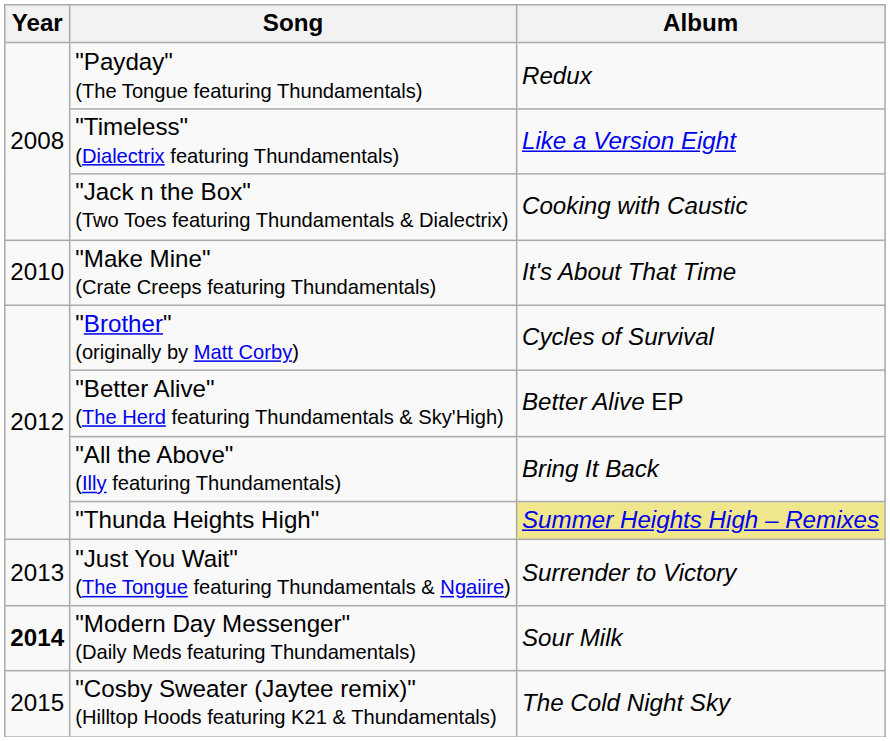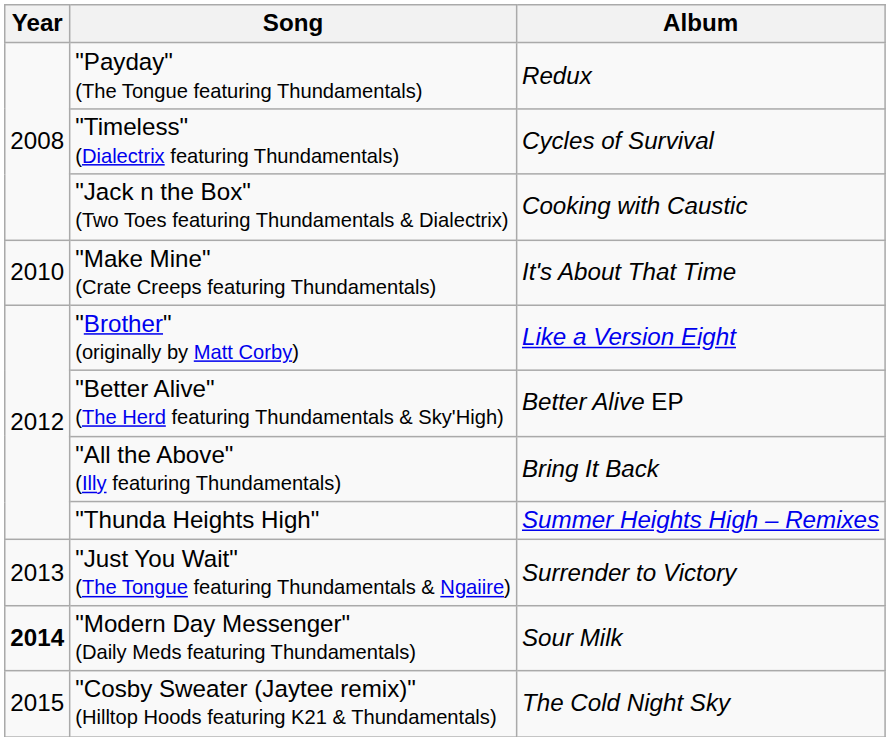(629, 141) Like a Version Eight -> (618, 141) Cycles of Survival
(618, 337) Cycles of Survival -> (629, 337) Like a Version Eight
(701, 520) khaki background -> (701, 520) no background
